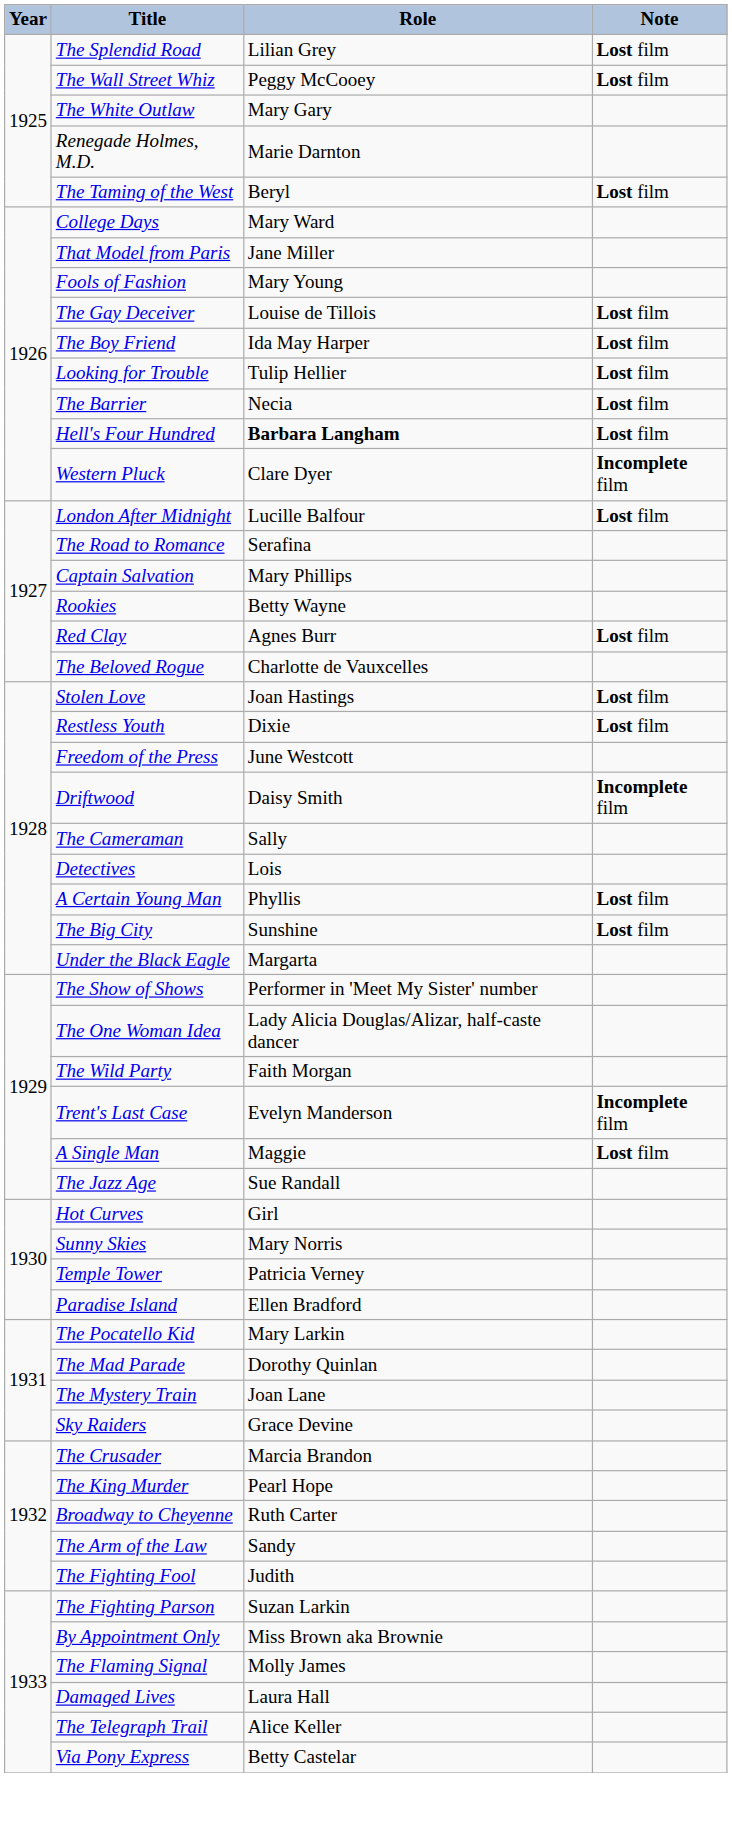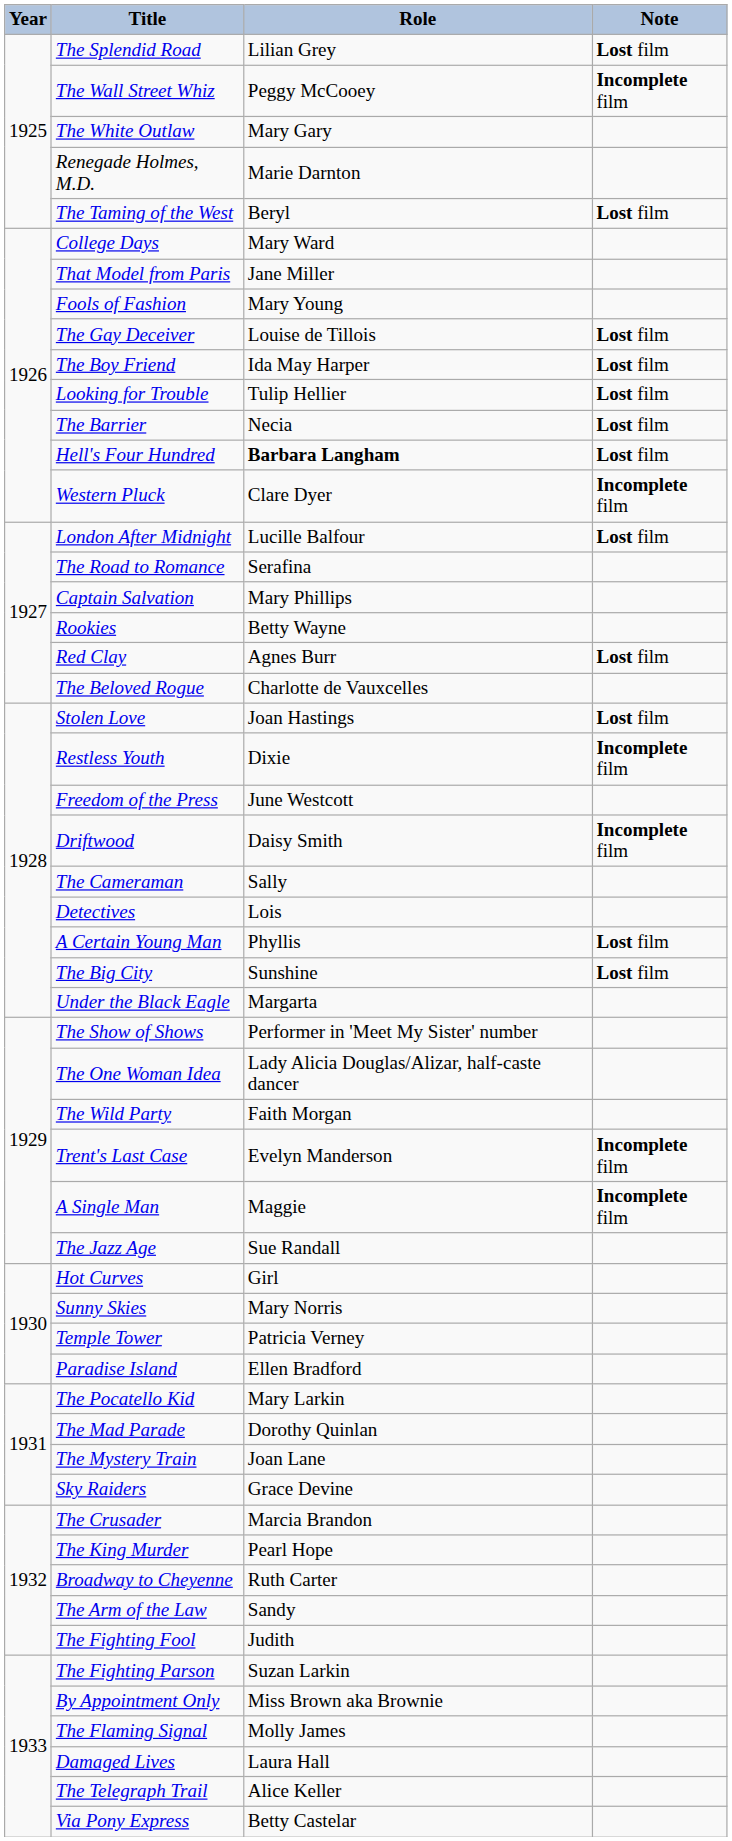(633, 79) Lost film -> (642, 90) Incomplete film
(633, 726) Lost film -> (642, 758) Incomplete film
(633, 1153) Lost film -> (642, 1206) Incomplete film
